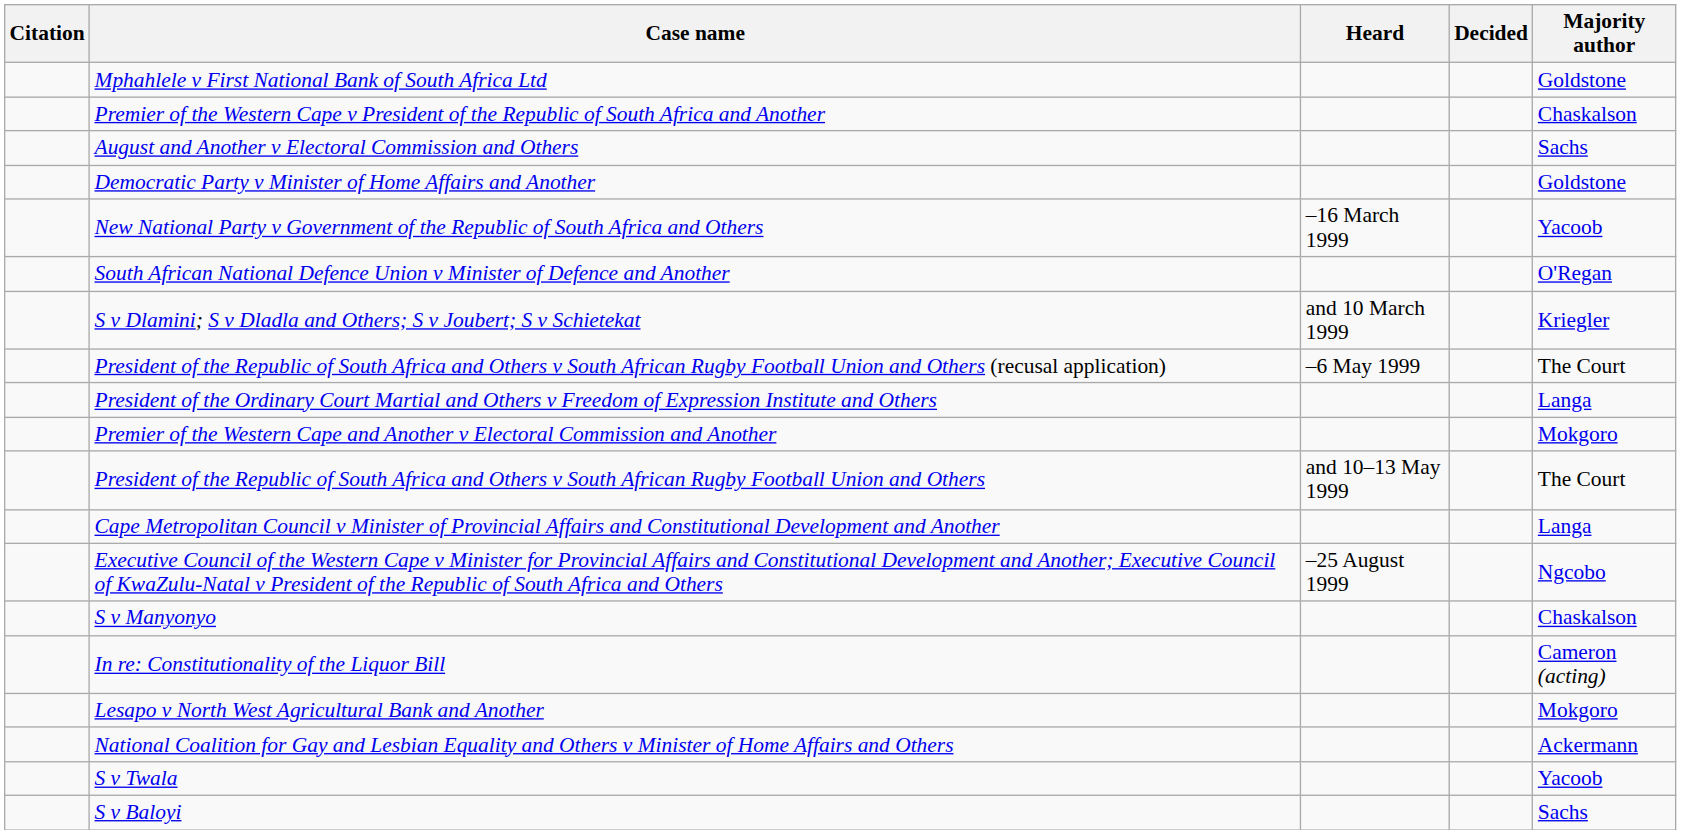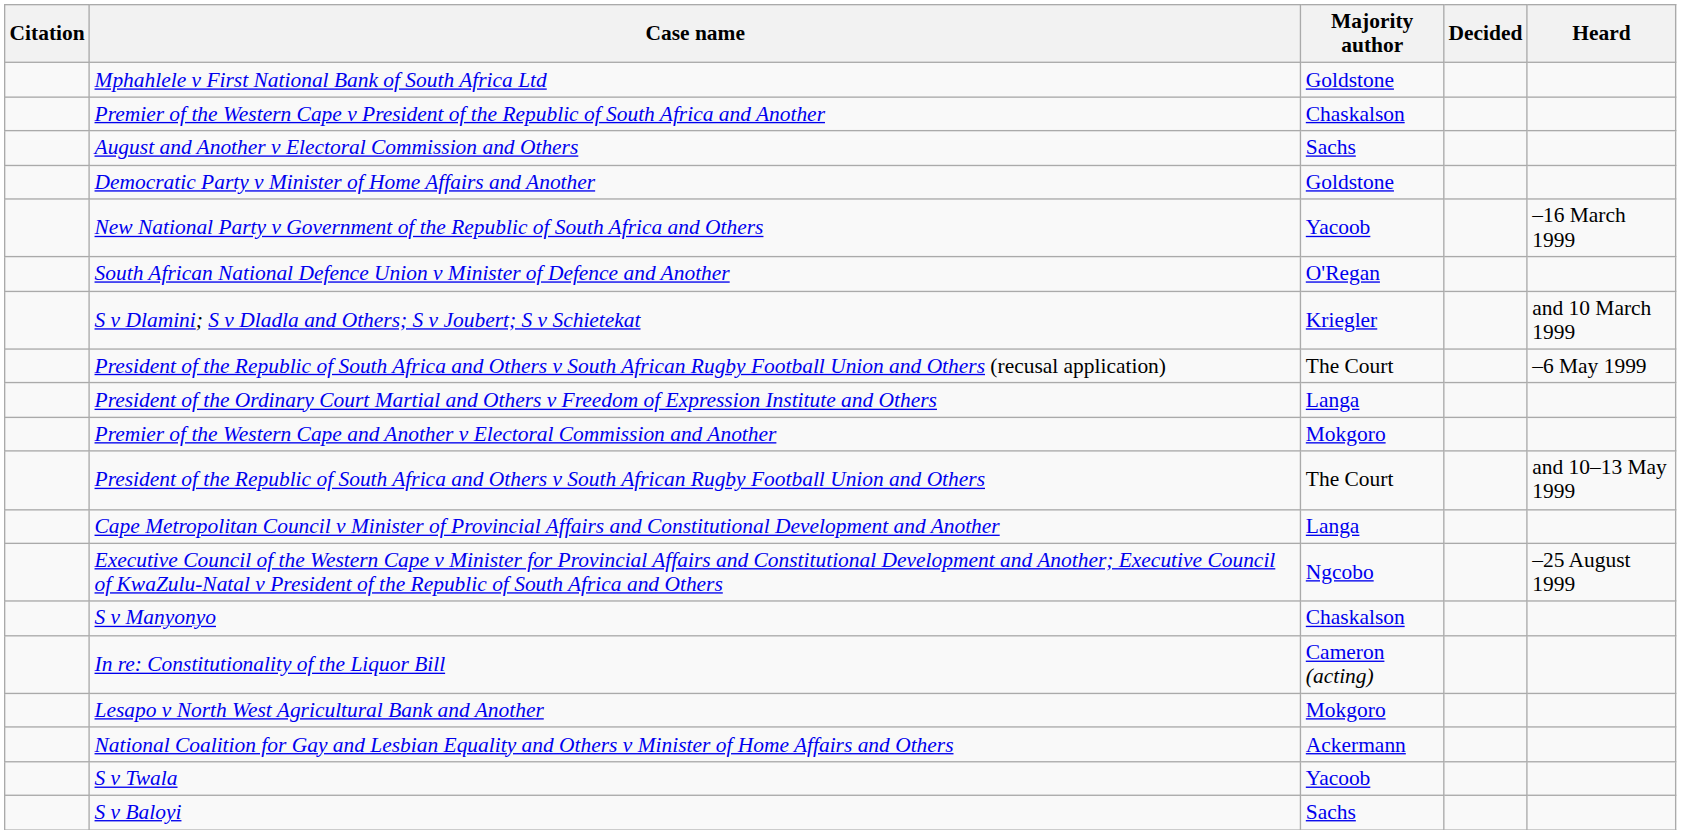columns swapped: (1375, 33) <-> (1604, 33)
